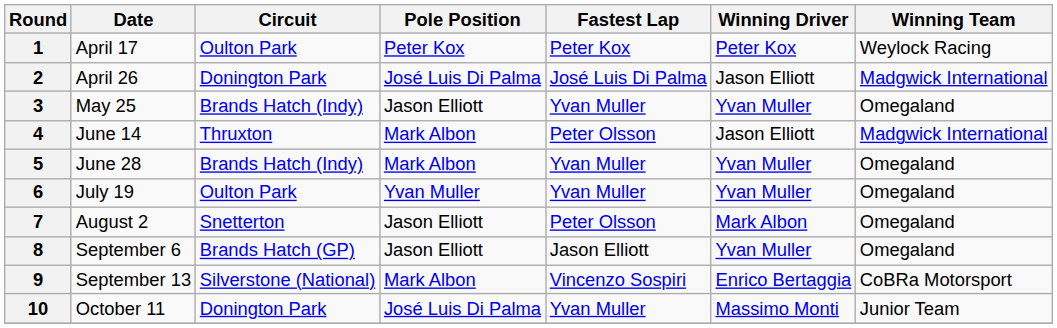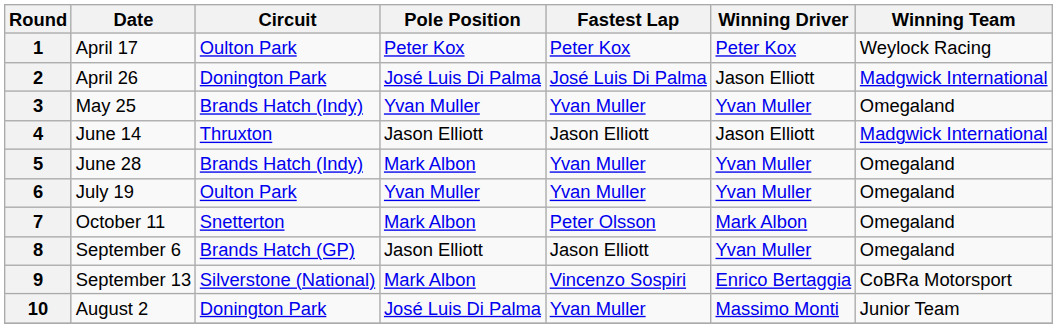(433, 106) Jason Elliott -> (432, 106) Yvan Muller
(430, 135) Mark Albon -> (433, 135) Jason Elliott
(603, 135) Peter Olsson -> (599, 135) Jason Elliott
(112, 221) August 2 -> (121, 221) October 11
(433, 221) Jason Elliott -> (430, 221) Mark Albon
(121, 308) October 11 -> (112, 308) August 2
